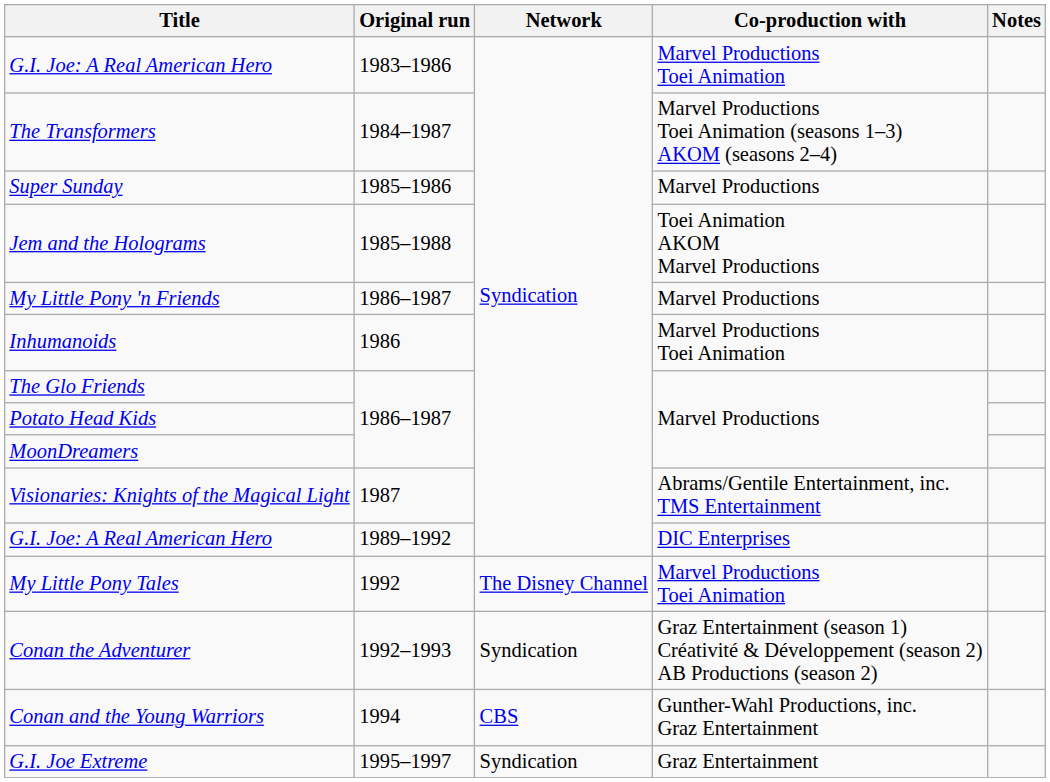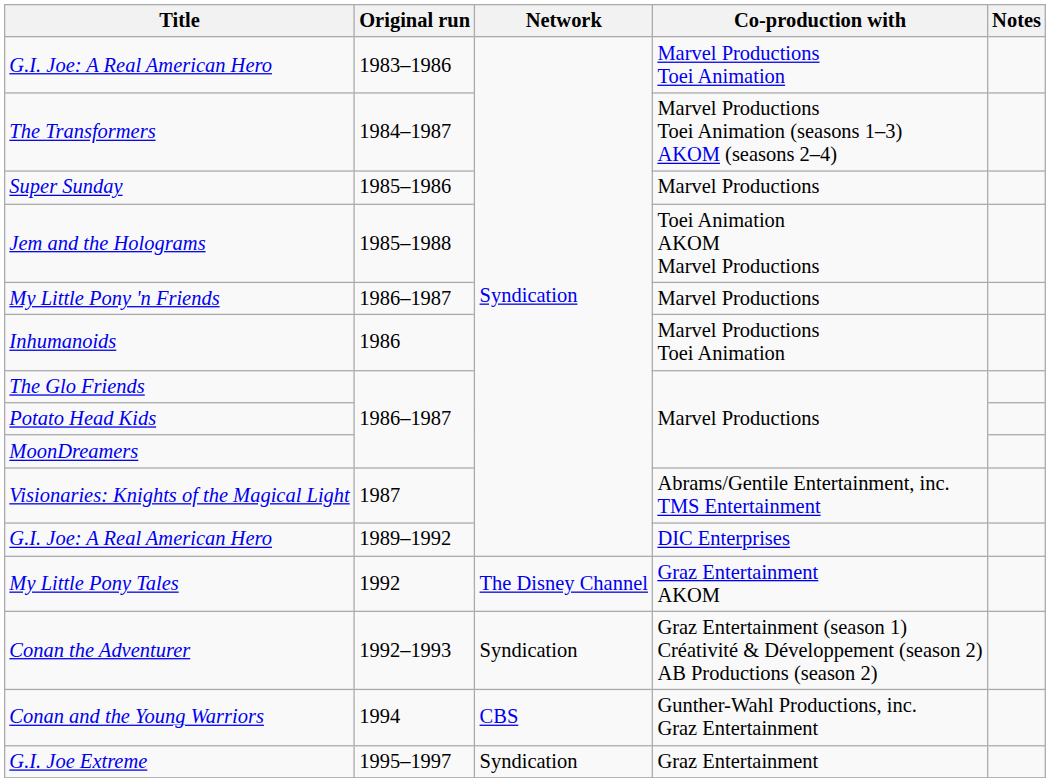(738, 583) Marvel Productions Toei Animation -> (738, 583) Graz Entertainment AKOM
